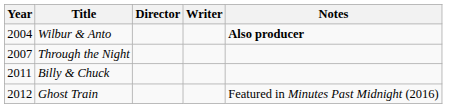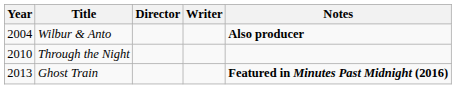(20, 53) 2007 -> (20, 53) 2010
- row: (74, 73)
(20, 93) 2012 -> (20, 73) 2013
(334, 93) normal -> (338, 73) bold
